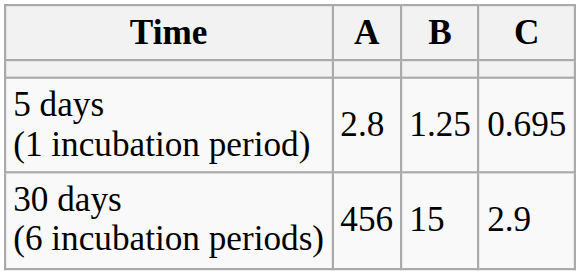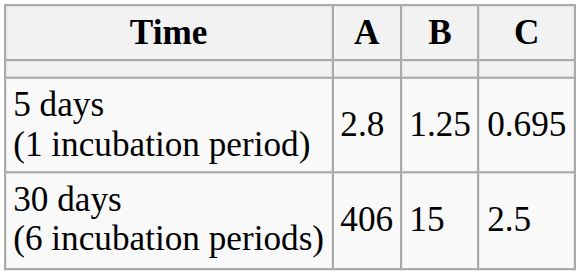(367, 219) 456 -> (367, 219) 406
(509, 219) 2.9 -> (509, 219) 2.5
